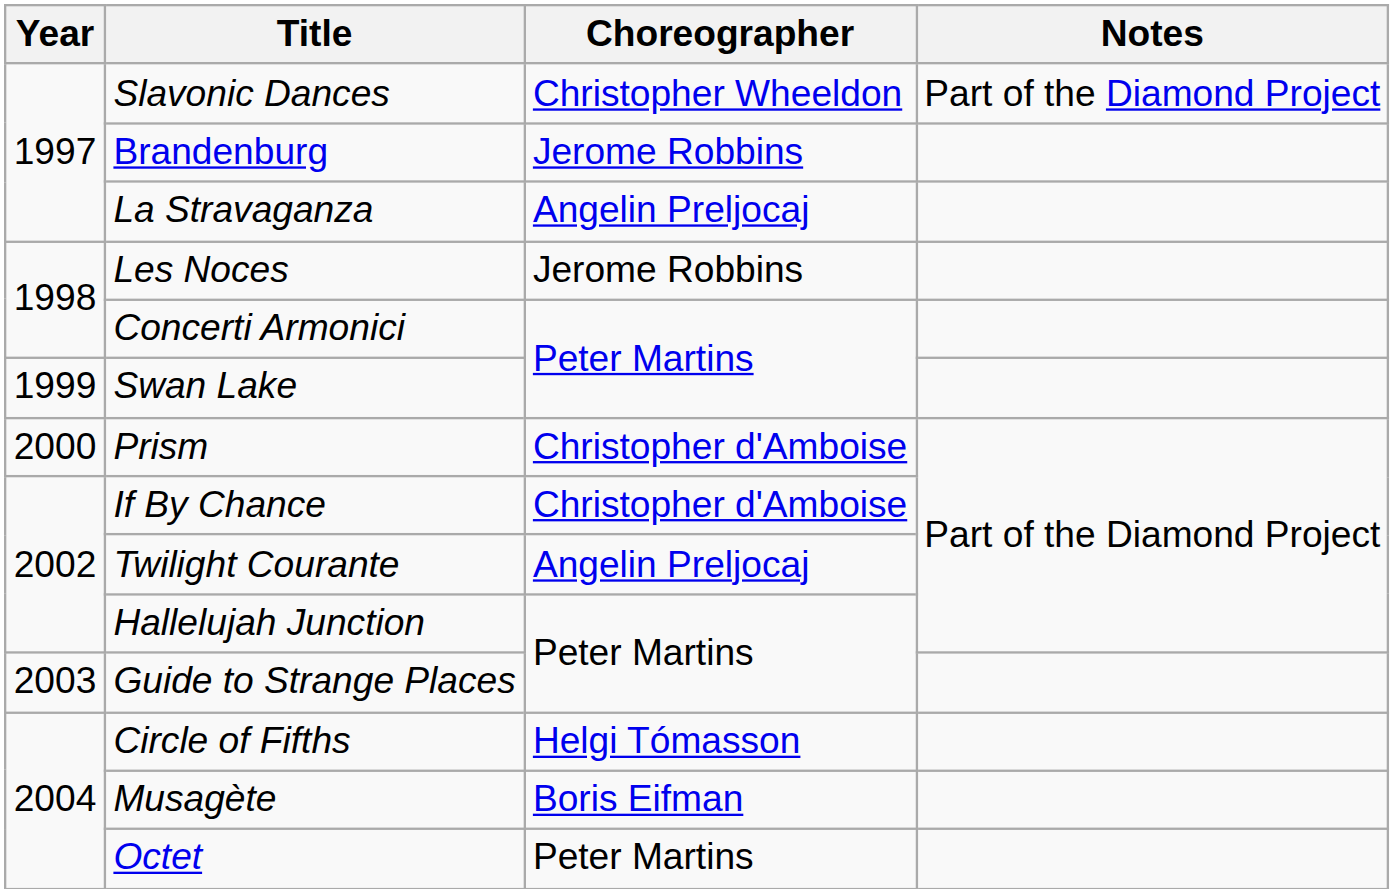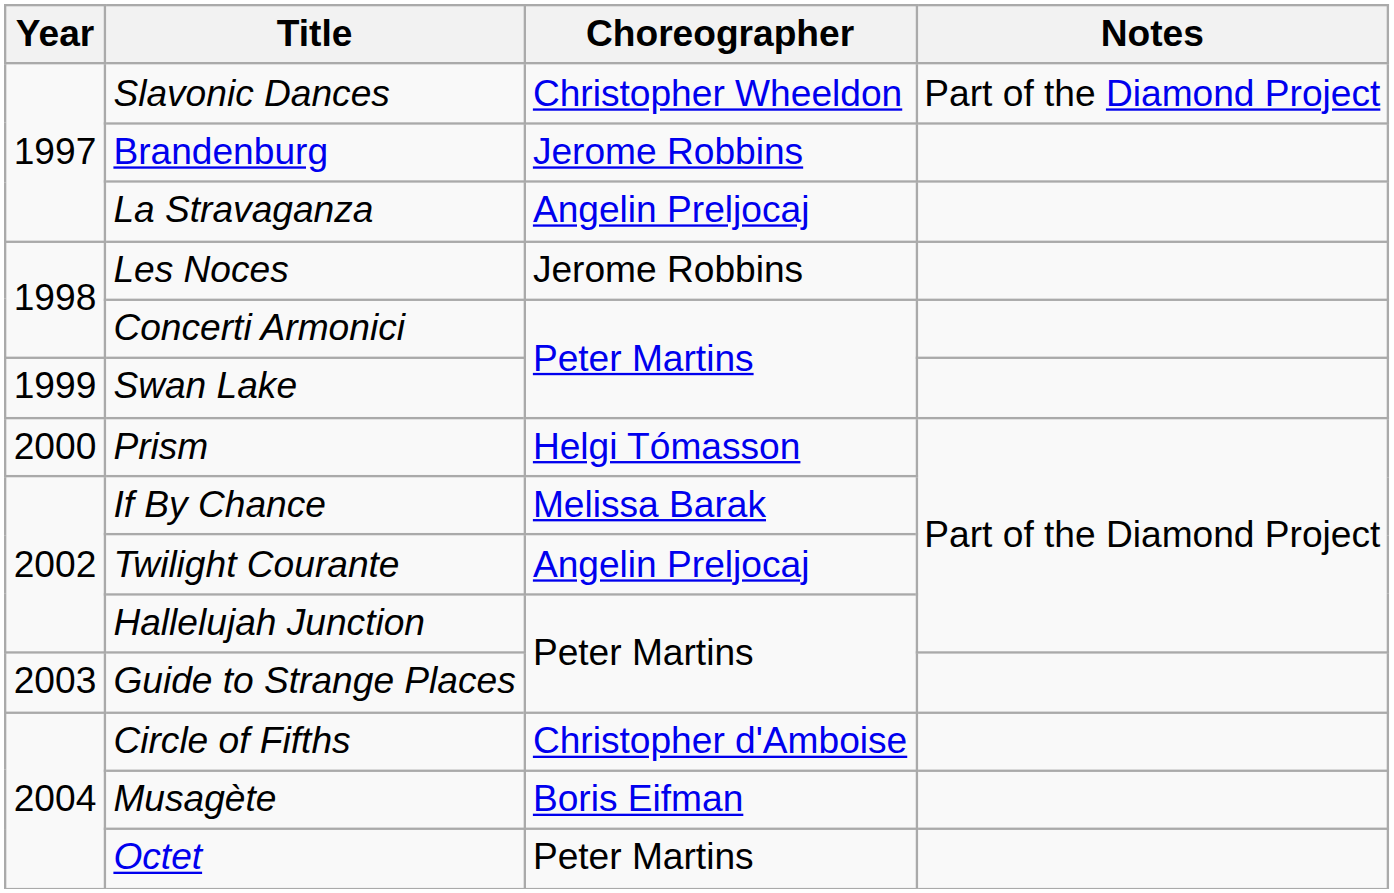(720, 446) Christopher d'Amboise -> (667, 446) Helgi Tómasson
(720, 504) Christopher d'Amboise -> (649, 504) Melissa Barak
(667, 740) Helgi Tómasson -> (720, 740) Christopher d'Amboise
